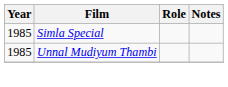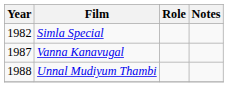(19, 33) 1985 -> (19, 33) 1982
+ row: (81, 52)
(19, 52) 1985 -> (19, 71) 1988
